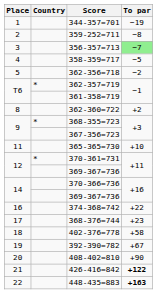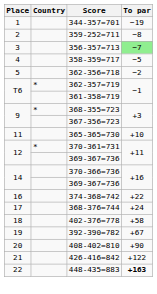- row: (18, 110)
(137, 221) +23 -> (137, 209) +24
(137, 270) bold -> (137, 258) normal
